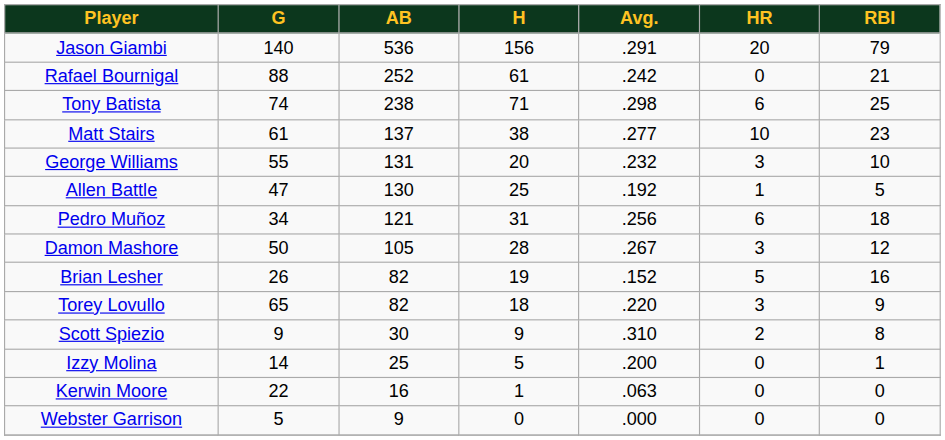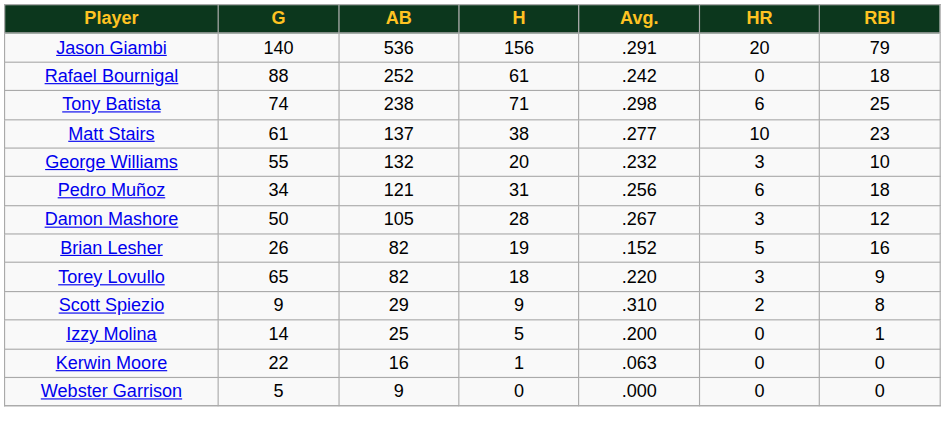(880, 76) 21 -> (880, 76) 18
(399, 162) 131 -> (399, 162) 132
- row: (111, 190)
(399, 334) 30 -> (399, 305) 29
